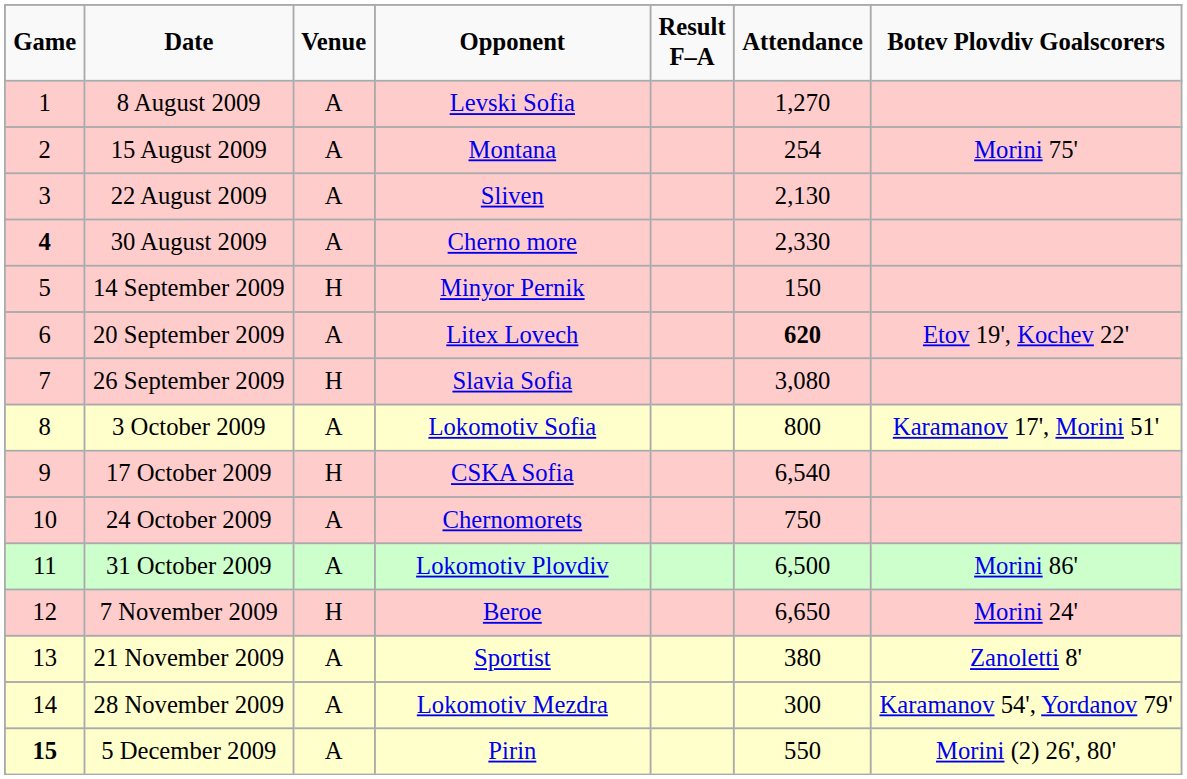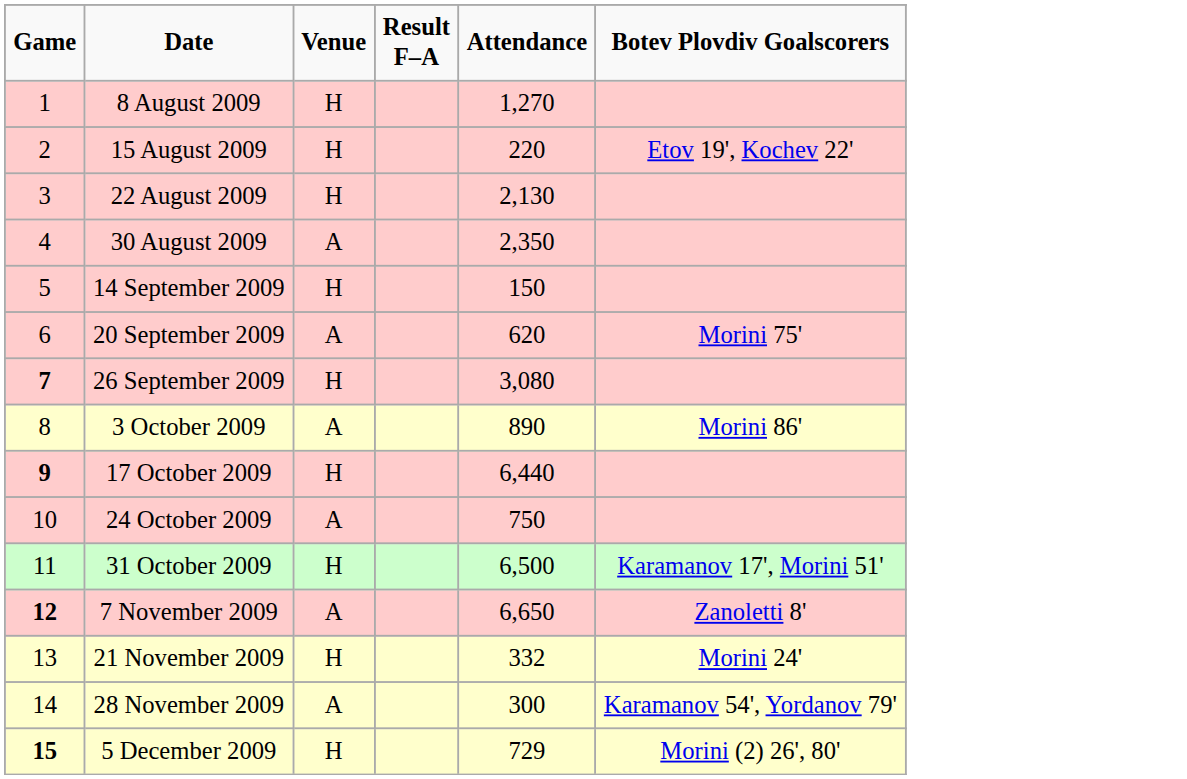- column: (512, 42)
(334, 103) A -> (334, 103) H
(334, 149) A -> (334, 149) H
(803, 149) 254 -> (527, 149) 220
(1026, 149) Morini 75' -> (750, 149) Etov 19', Kochev 22'
(334, 195) A -> (334, 195) H
(45, 242) bold -> (45, 242) normal
(803, 242) 2,330 -> (527, 242) 2,350
(803, 334) bold -> (527, 334) normal
(1026, 334) Etov 19', Kochev 22' -> (750, 334) Morini 75'
(45, 380) normal -> (45, 380) bold
(803, 427) 800 -> (527, 427) 890
(1026, 427) Karamanov 17', Morini 51' -> (750, 427) Morini 86'
(45, 473) normal -> (45, 473) bold
(803, 473) 6,540 -> (527, 473) 6,440
(334, 565) A -> (334, 565) H
(1026, 565) Morini 86' -> (750, 565) Karamanov 17', Morini 51'
(45, 612) normal -> (45, 612) bold
(334, 612) H -> (334, 612) A
(1026, 612) Morini 24' -> (750, 612) Zanoletti 8'
(334, 658) A -> (334, 658) H
(803, 658) 380 -> (527, 658) 332
(1026, 658) Zanoletti 8' -> (750, 658) Morini 24'
(334, 750) A -> (334, 750) H
(803, 750) 550 -> (527, 750) 729
